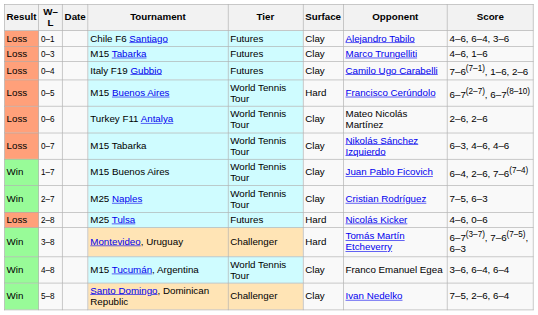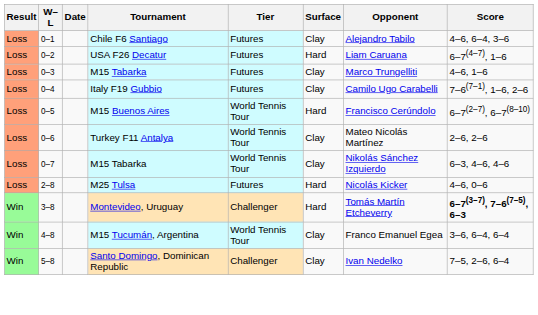+ row: (48, 56)
- row: (48, 173)
- row: (48, 199)
(489, 242) normal -> (489, 207) bold
